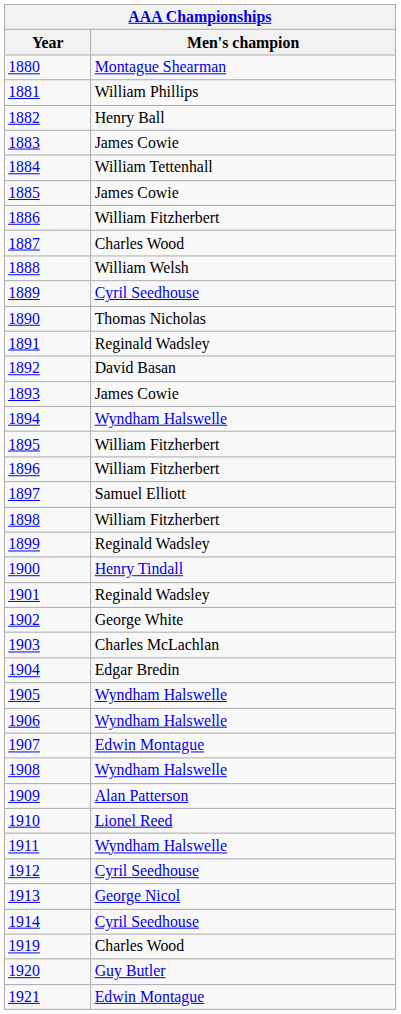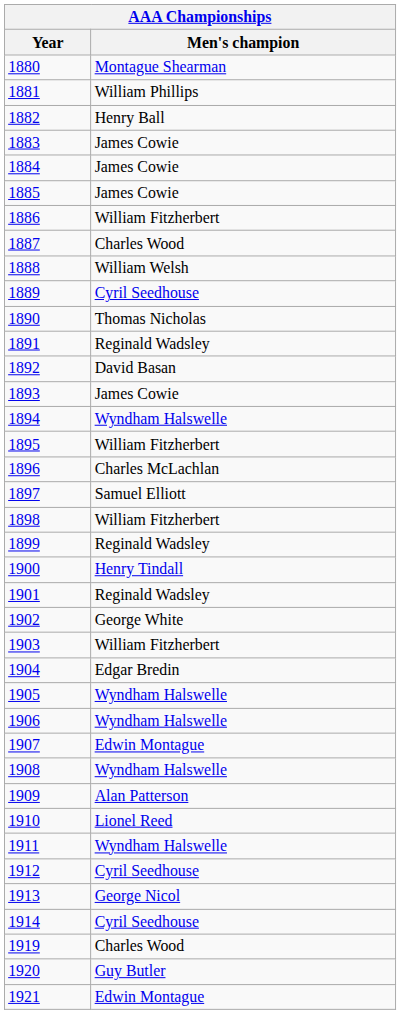(154, 167) William Tettenhall -> (137, 167) James Cowie
(157, 469) William Fitzherbert -> (157, 469) Charles McLachlan
(157, 645) Charles McLachlan -> (157, 645) William Fitzherbert
